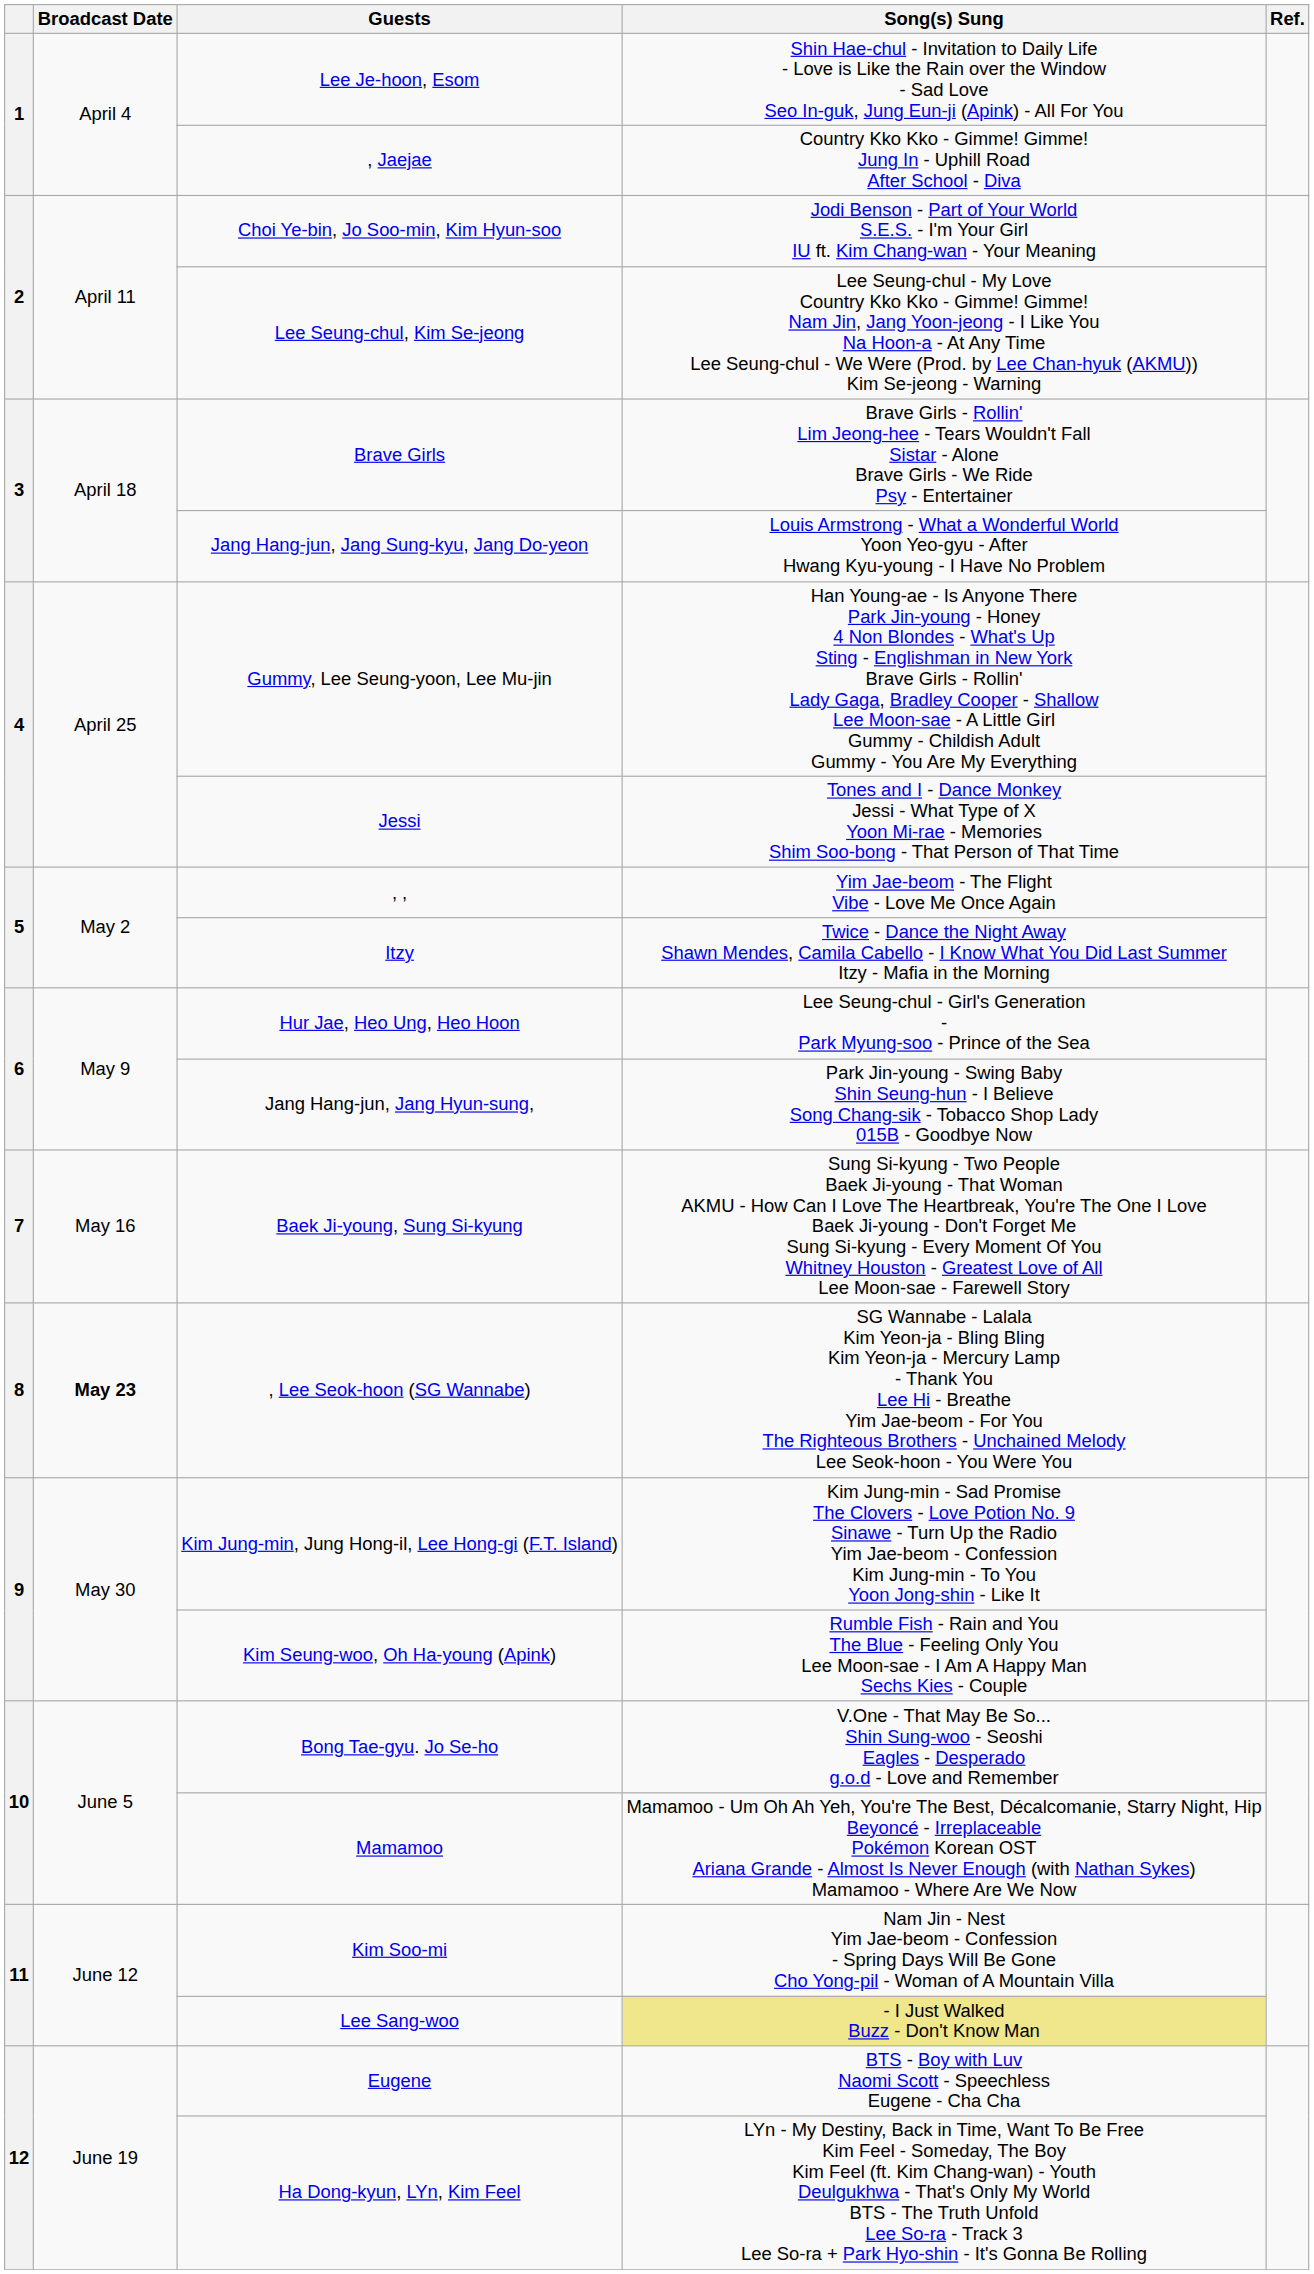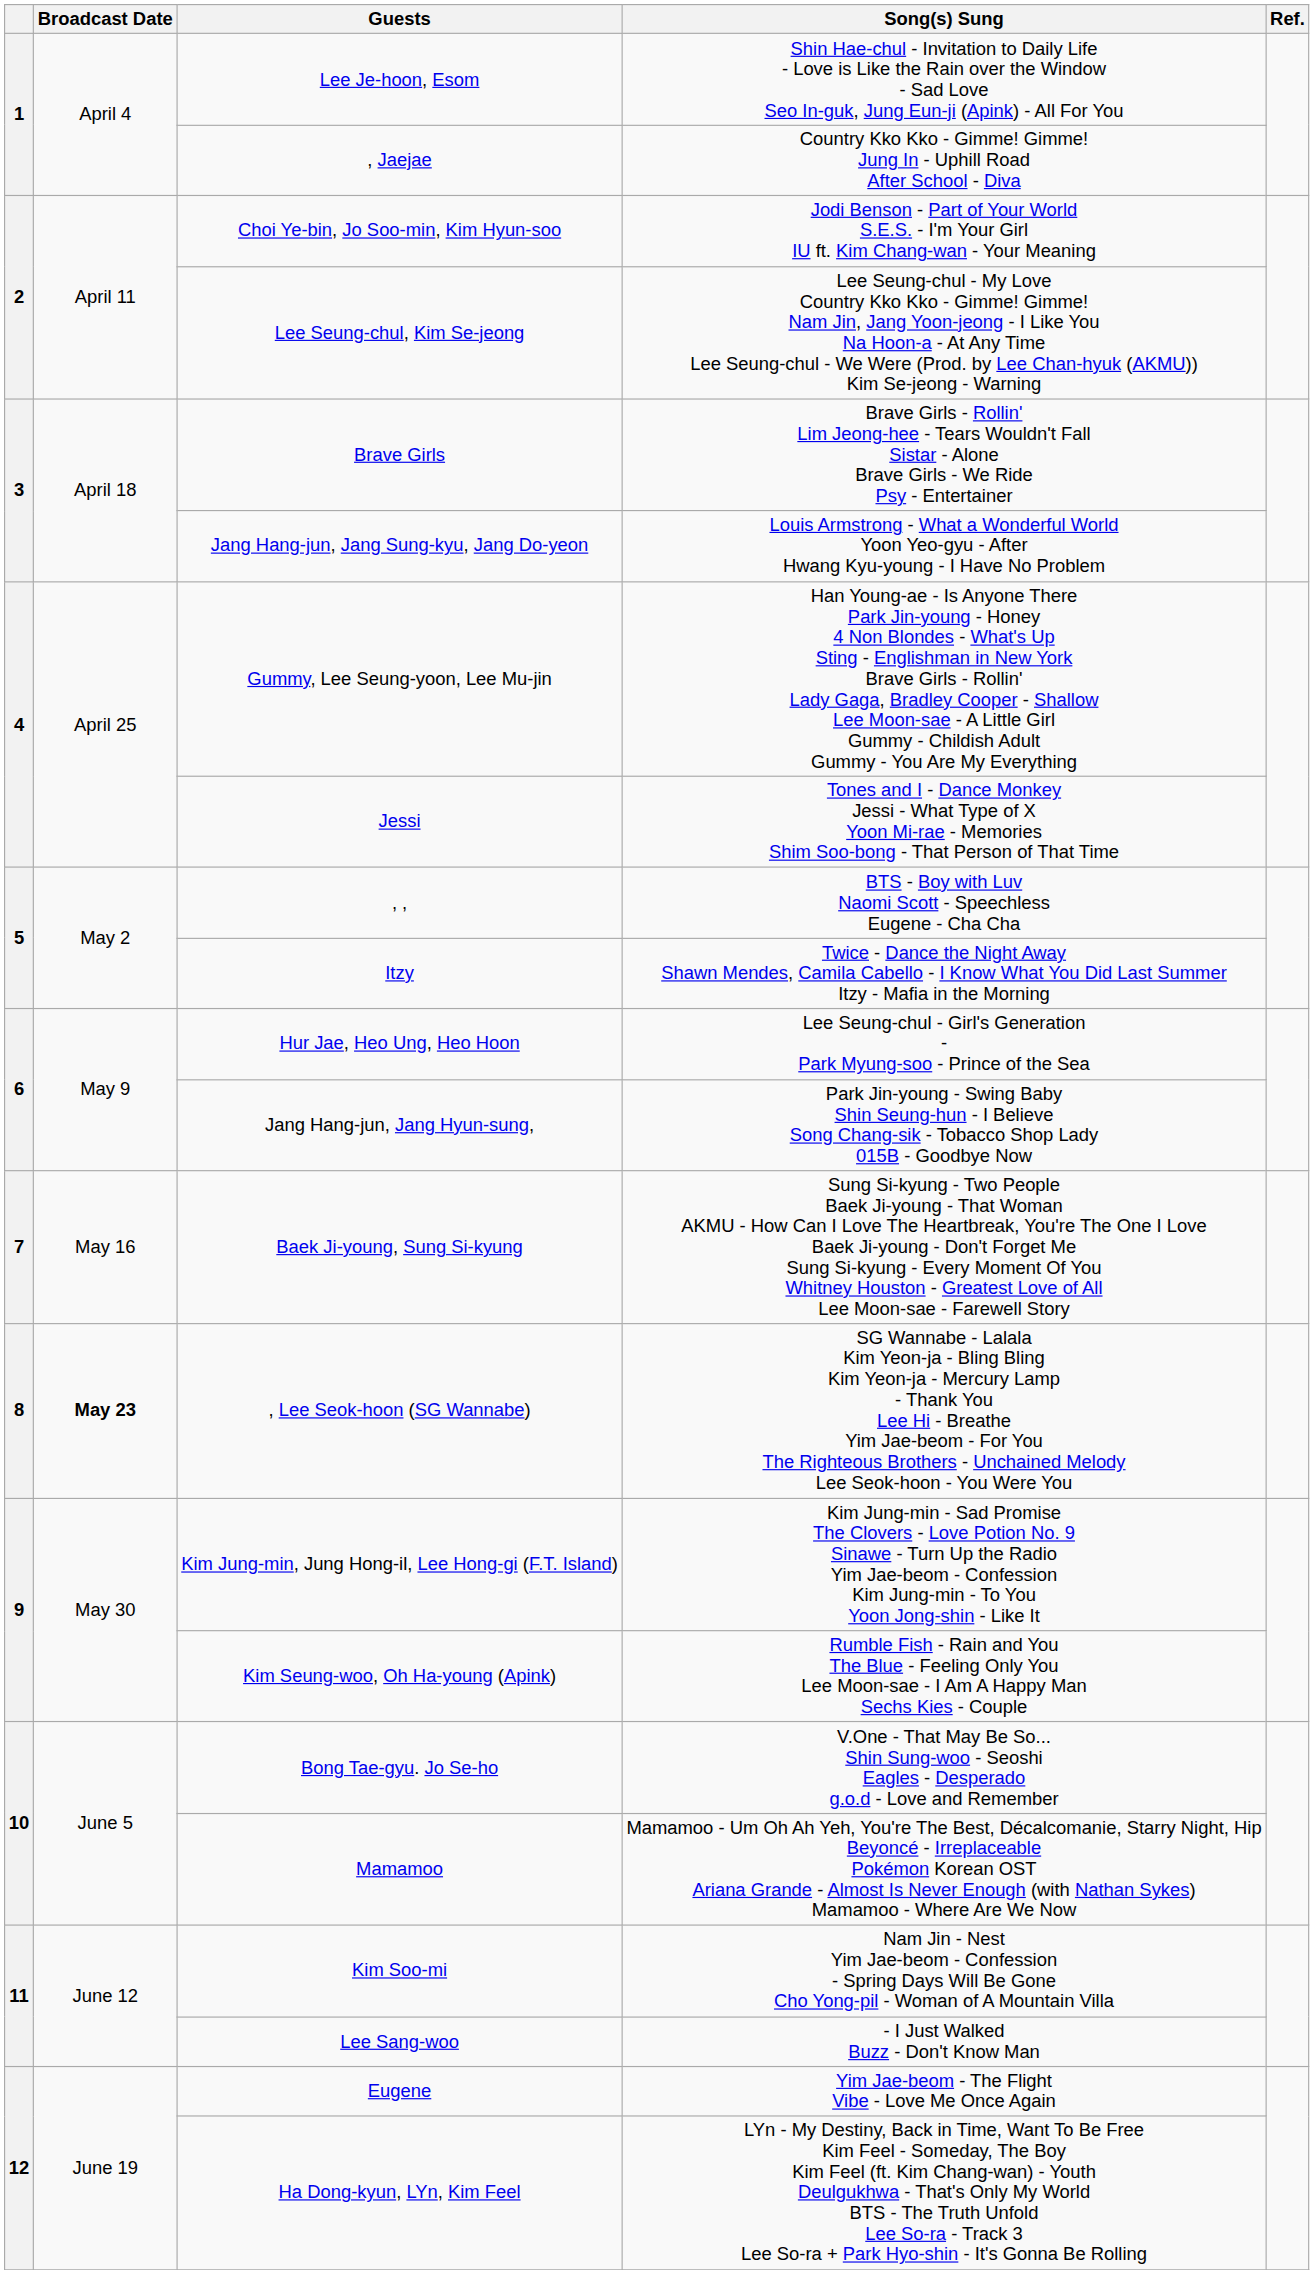(944, 892) Yim Jae-beom - The Flight Vibe - Love Me Once Again -> (944, 902) BTS - Boy with Luv Naomi Scott - Speechless Eugene - Cha Cha
(944, 2020) khaki background -> (944, 2041) no background
(944, 2080) BTS - Boy with Luv Naomi Scott - Speechless Eugene - Cha Cha -> (944, 2091) Yim Jae-beom - The Flight Vibe - Love Me Once Again
